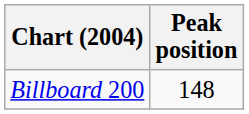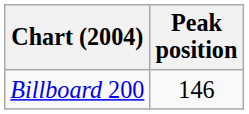(196, 89) 148 -> (196, 89) 146
